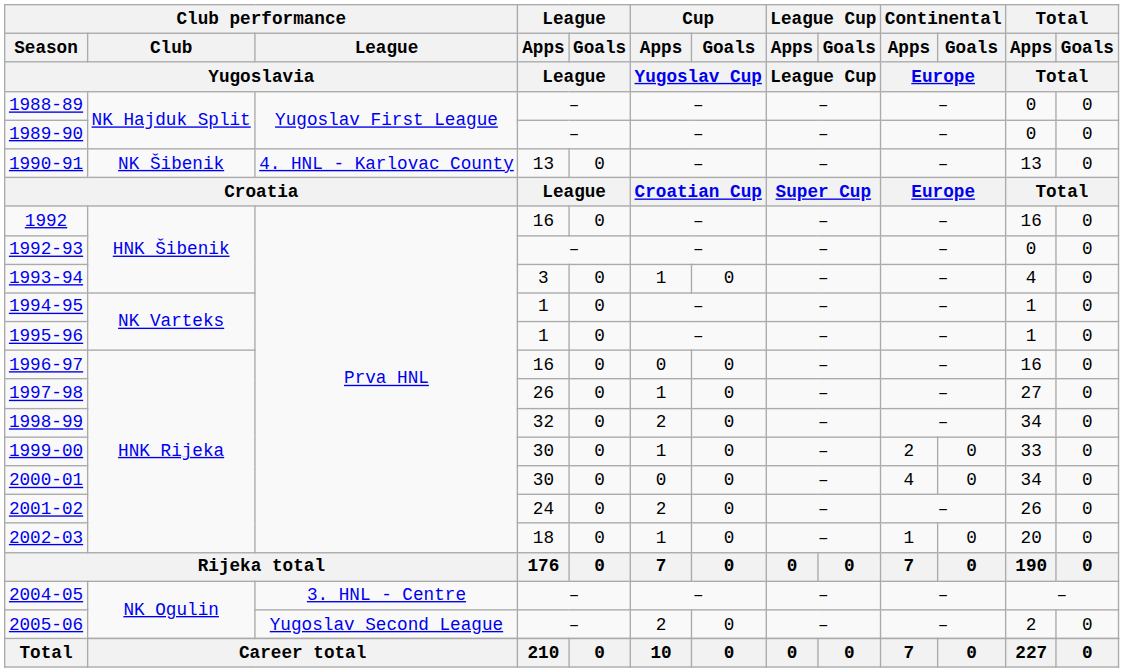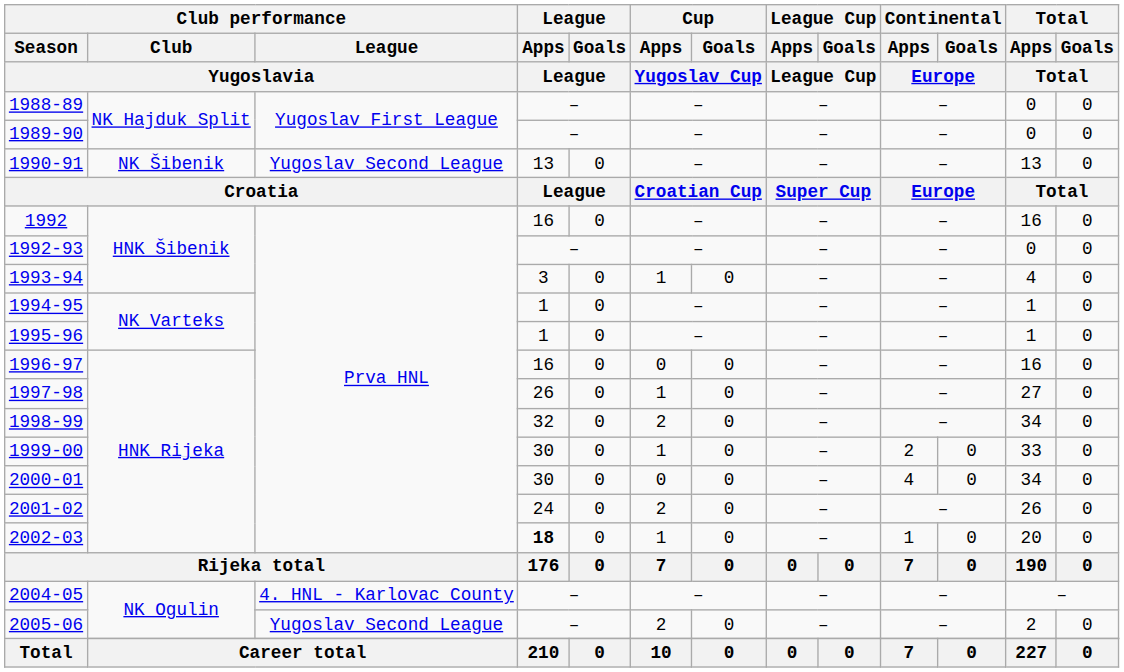(386, 163) 4. HNL - Karlovac County -> (386, 163) Yugoslav Second League
(543, 538) normal -> (543, 538) bold
(386, 595) 3. HNL - Centre -> (386, 595) 4. HNL - Karlovac County
